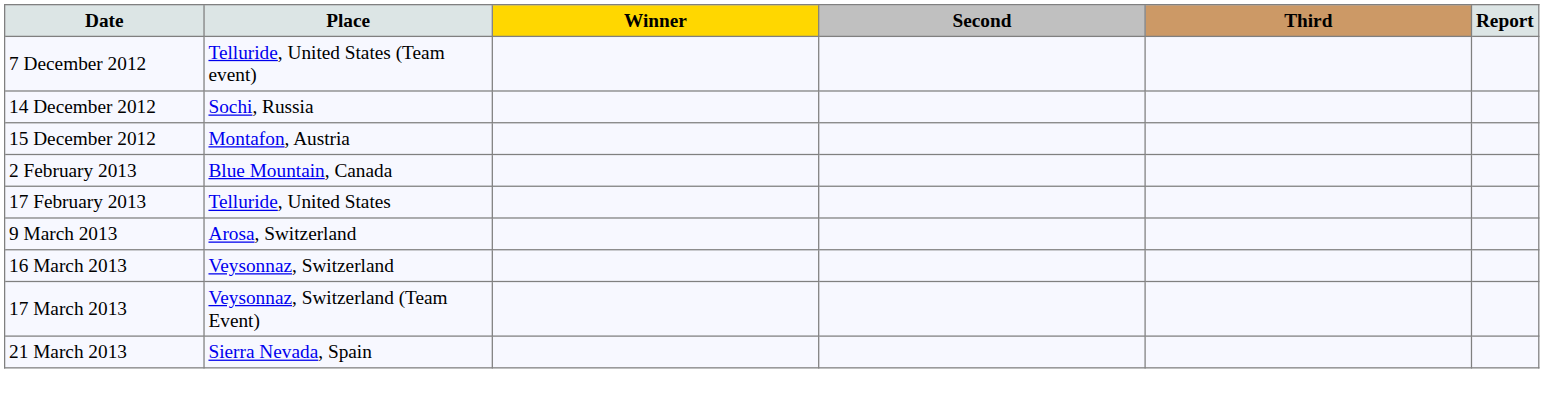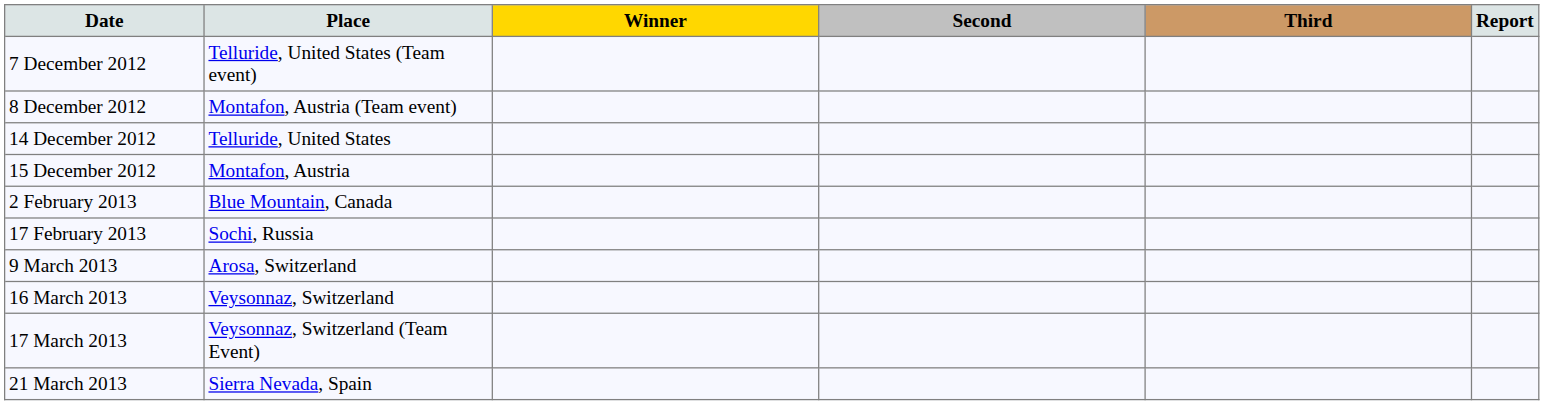+ row: (78, 106)
(261, 106) Sochi, Russia -> (300, 138) Telluride, United States
(300, 201) Telluride, United States -> (261, 233) Sochi, Russia
